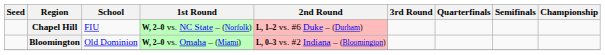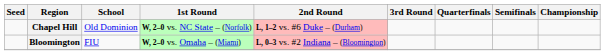(92, 27) FIU -> (111, 27) Old Dominion
(111, 42) Old Dominion -> (92, 42) FIU
